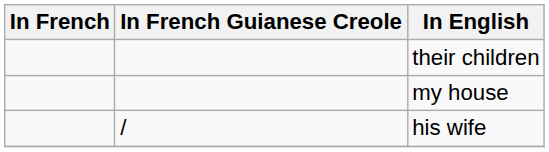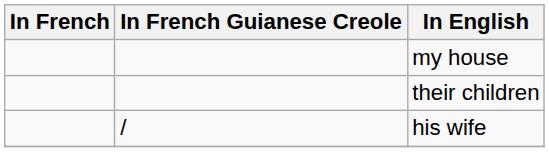rows swapped: (460, 92) <-> (476, 57)
